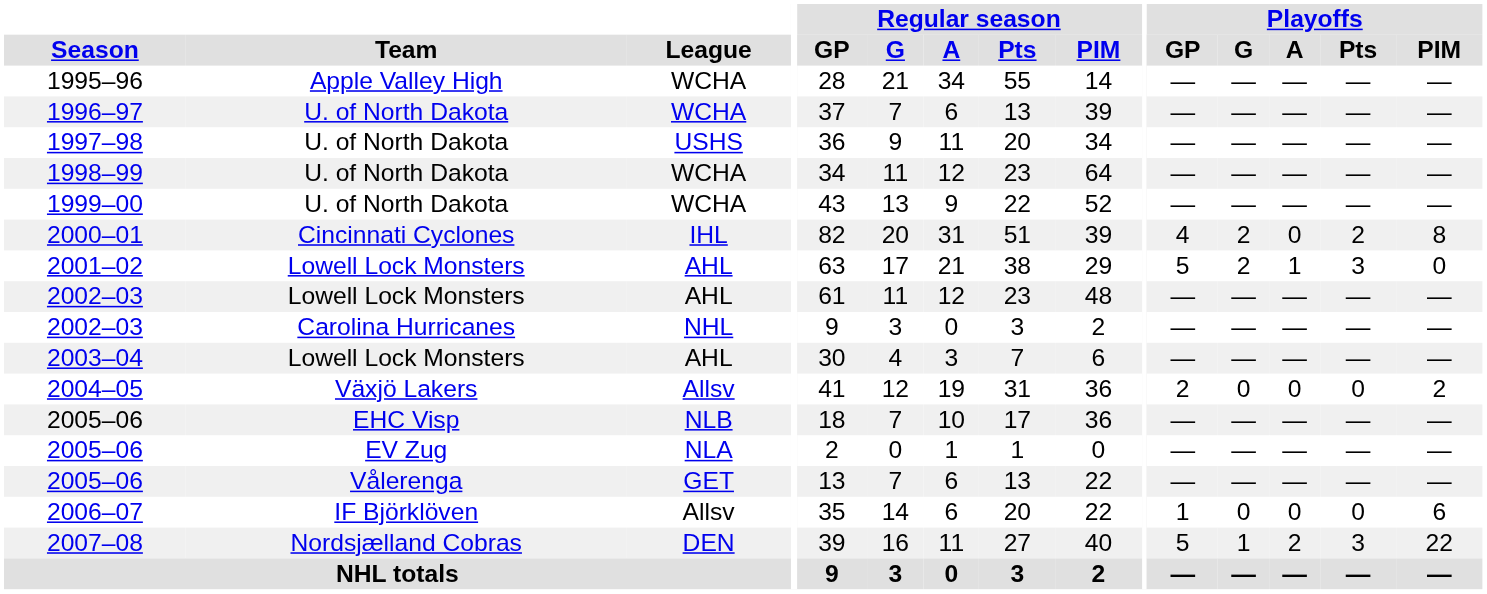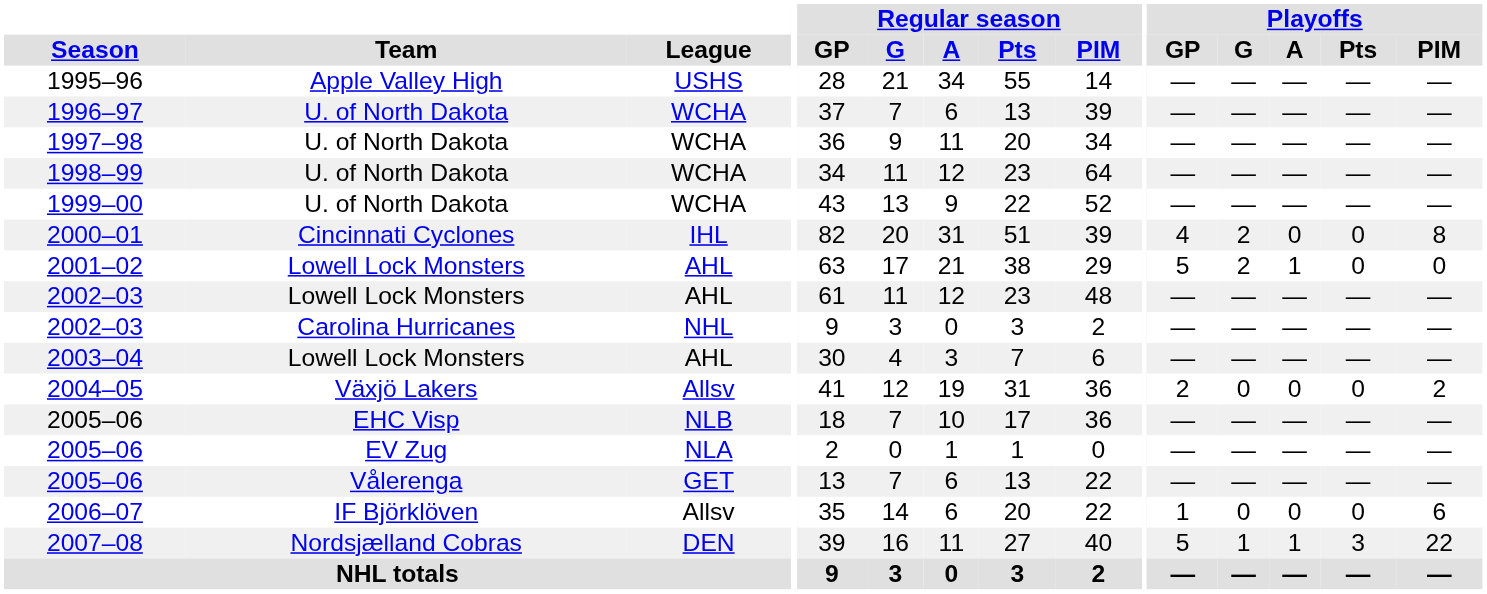(709, 80) WCHA -> (709, 80) USHS
(709, 142) USHS -> (709, 142) WCHA
(1358, 234) 2 -> (1358, 234) 0
(1358, 265) 3 -> (1358, 265) 0
(1295, 542) 2 -> (1295, 542) 1
